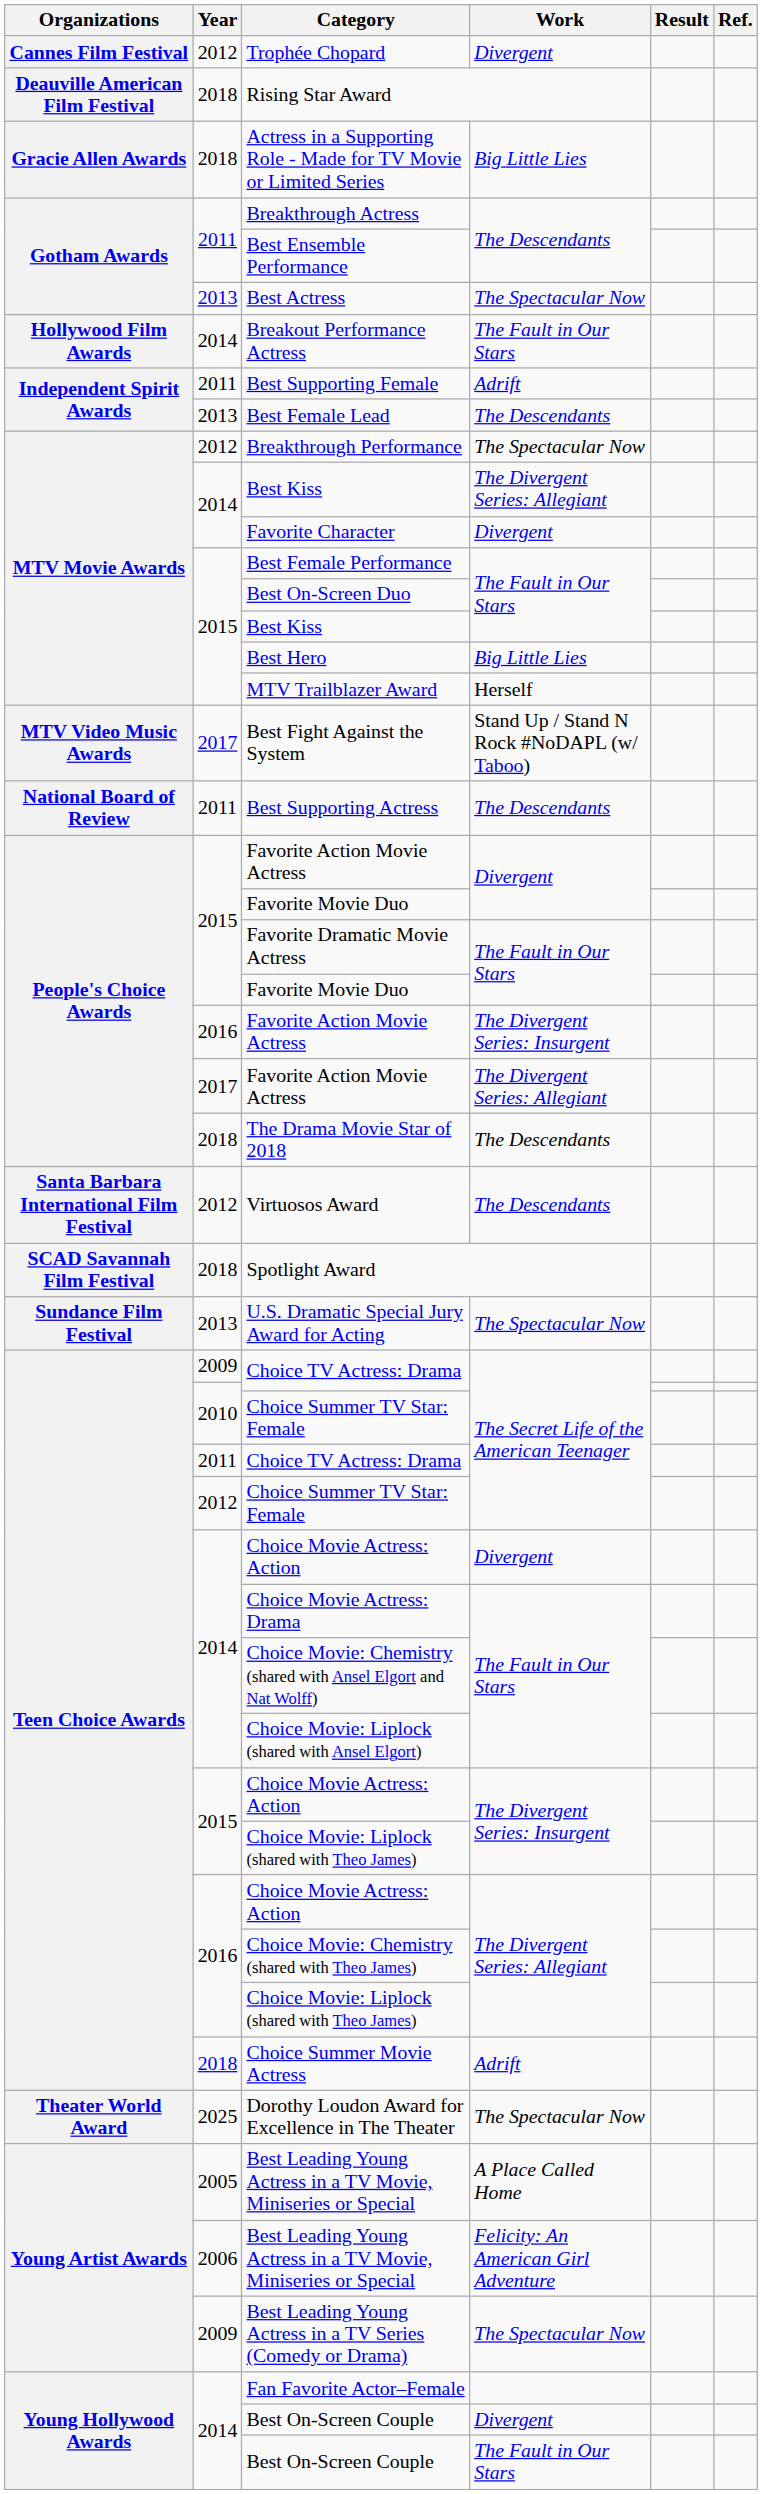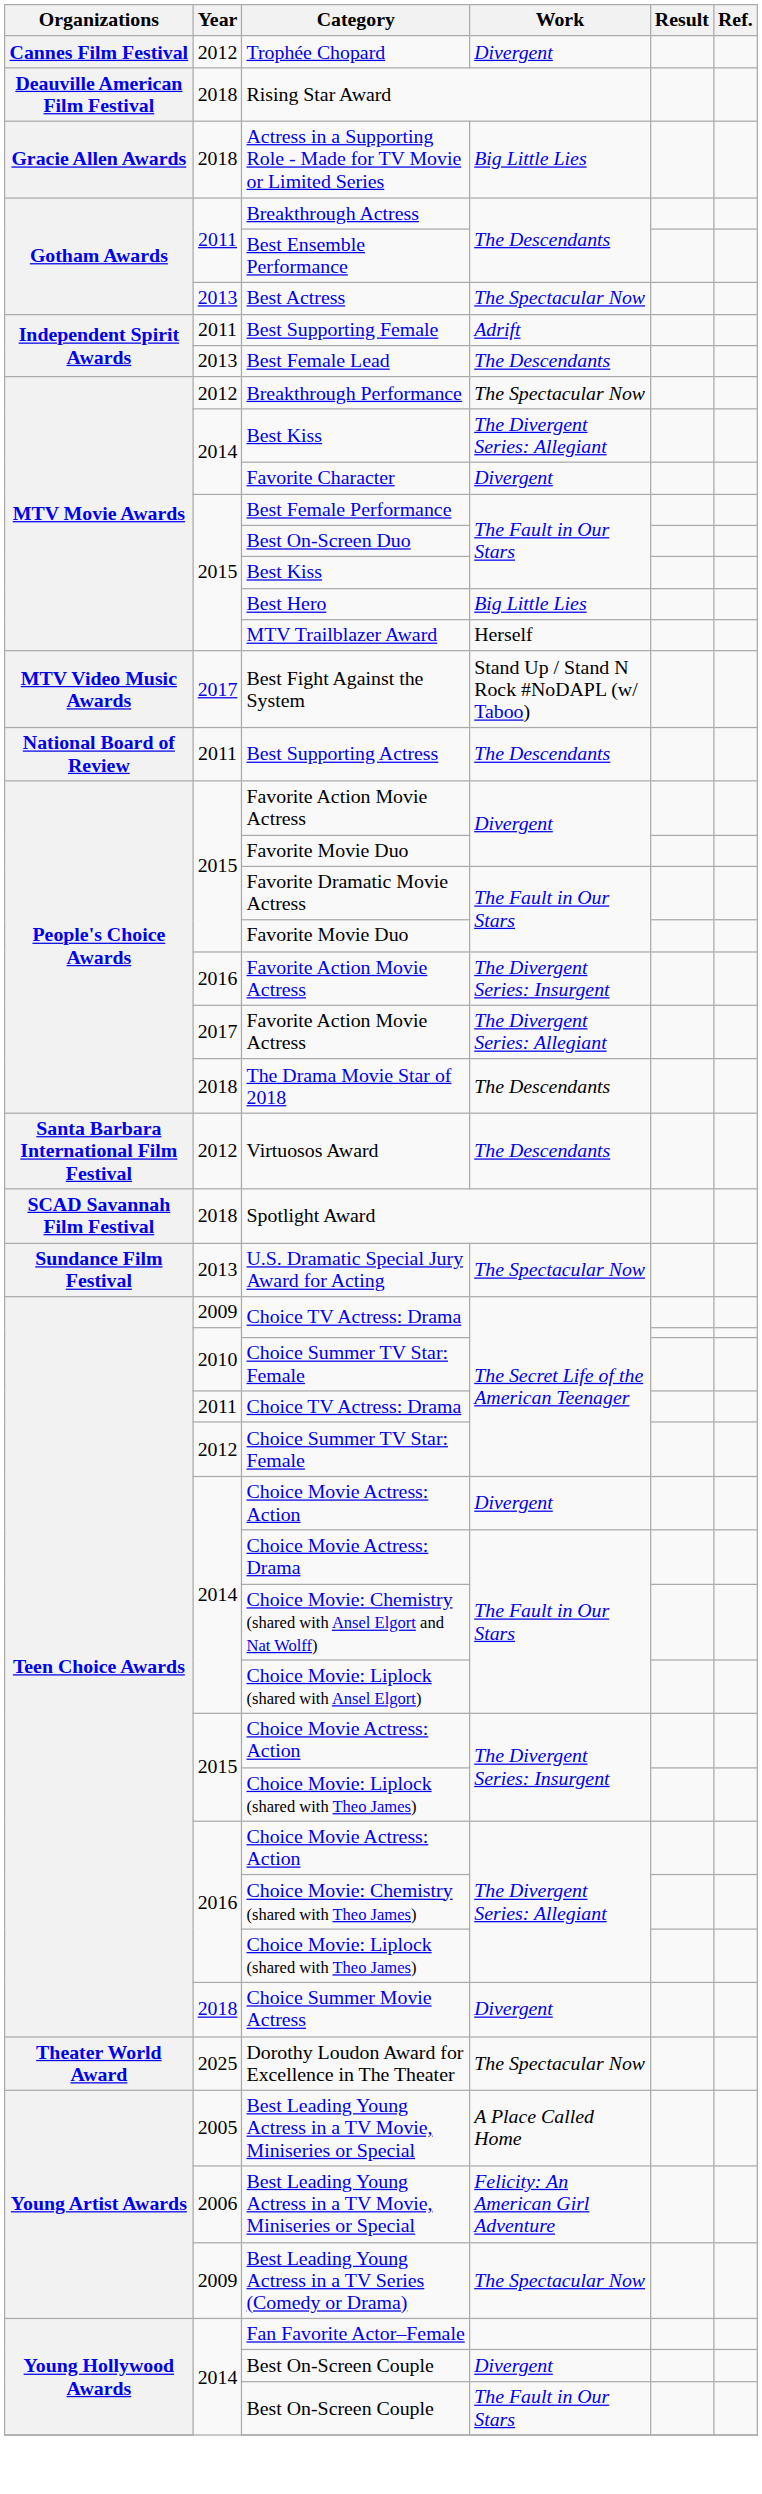- row: (218, 340)
(497, 2063) Adrift -> (514, 2009) Divergent
